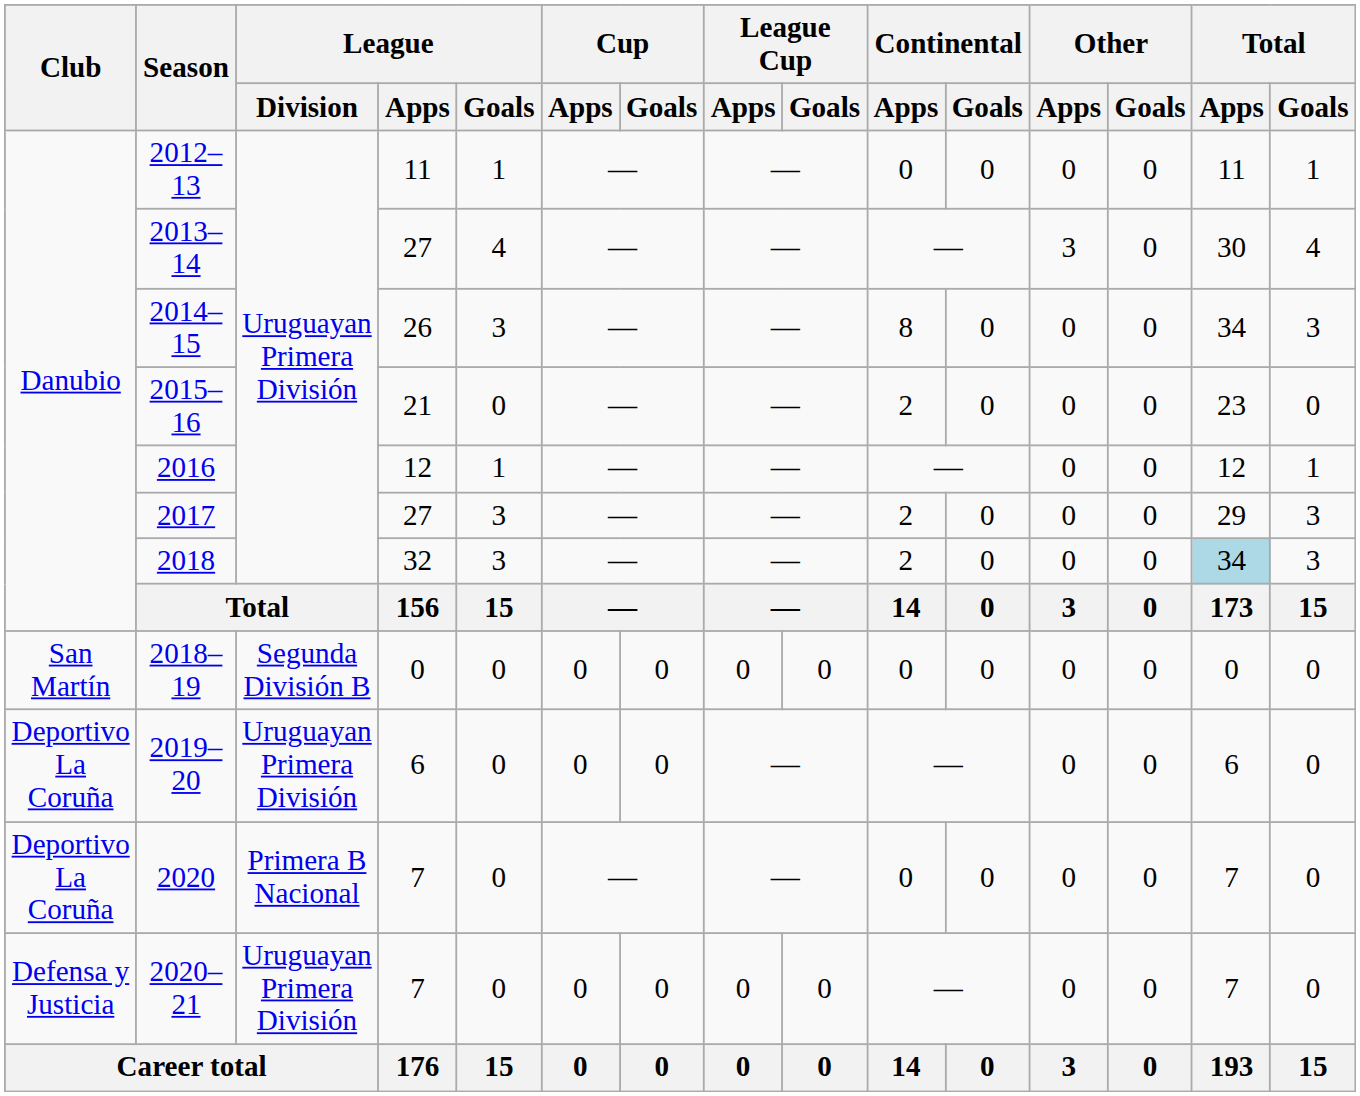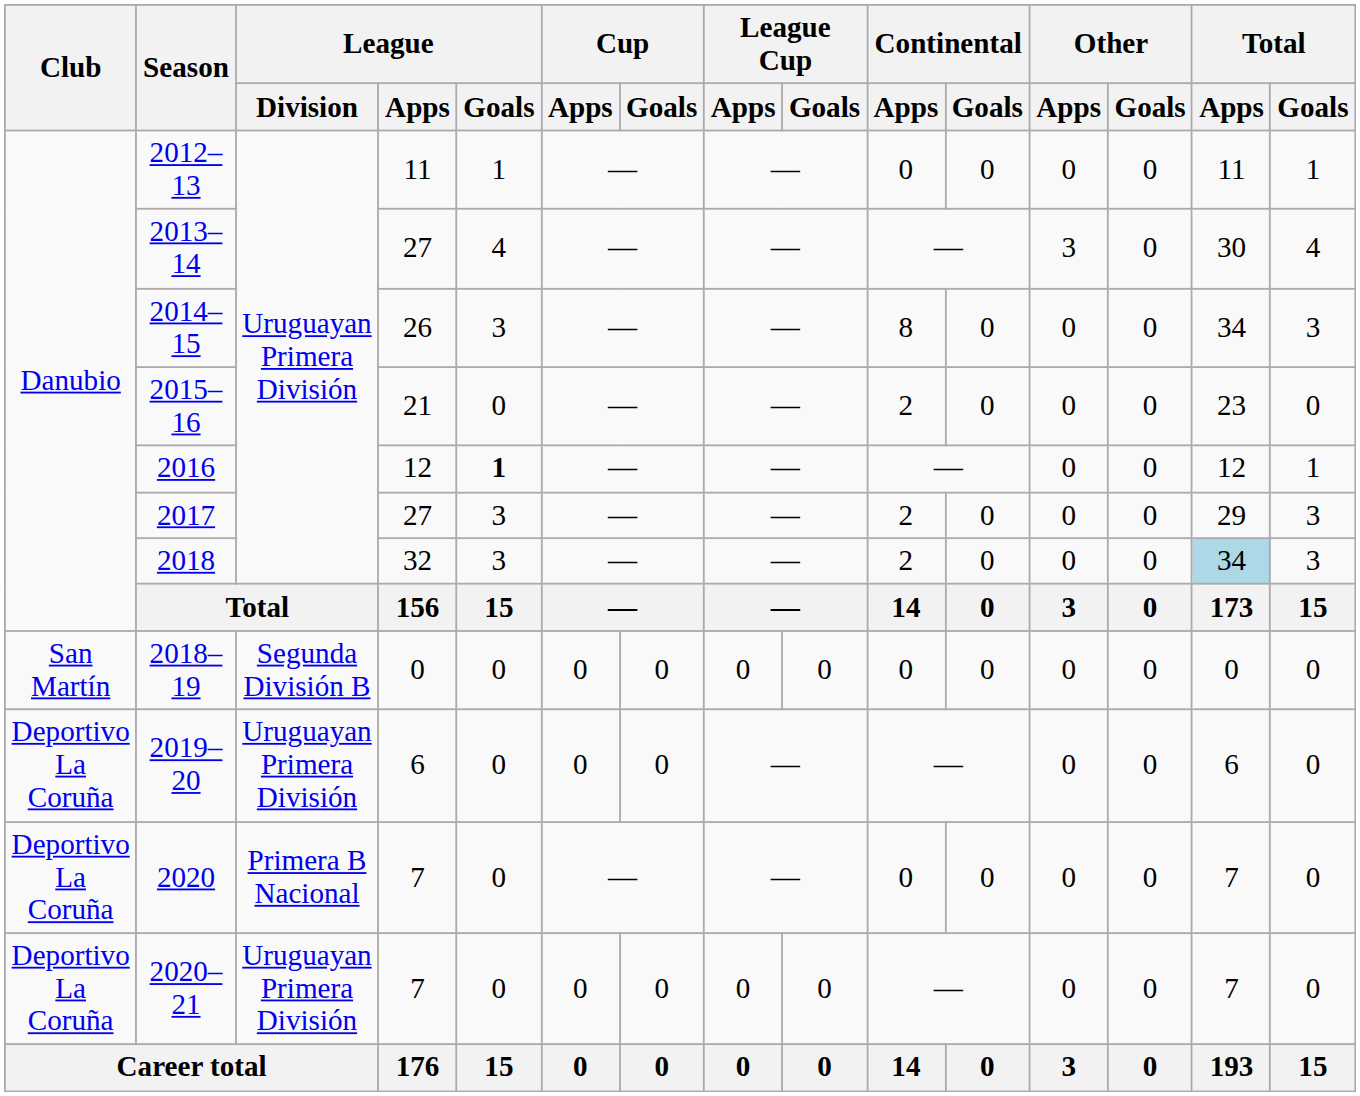(499, 468) normal -> (499, 468) bold
(71, 988) Defensa y Justicia -> (71, 988) Deportivo La Coruña
